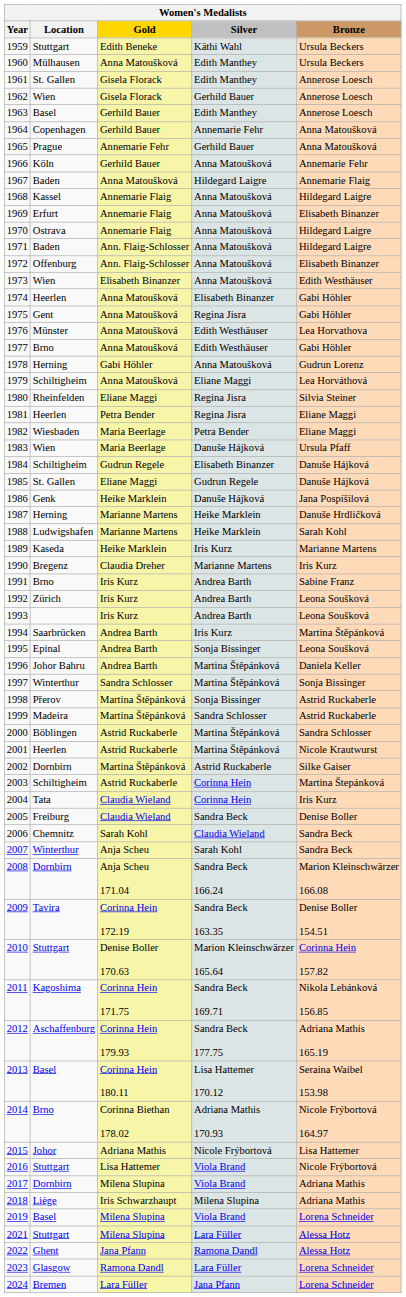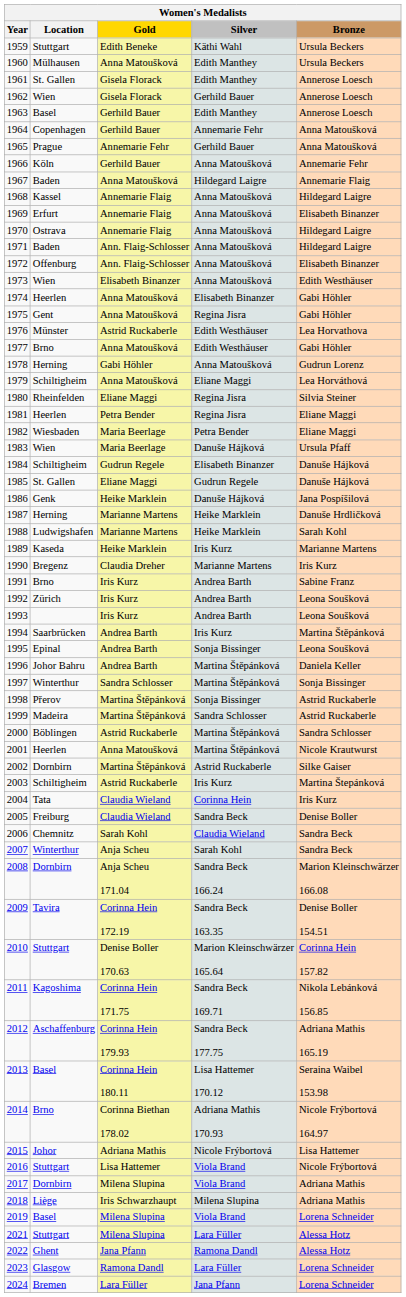(139, 331) Anna Matoušková -> (139, 331) Astrid Ruckaberle
(139, 749) Astrid Ruckaberle -> (139, 749) Anna Matoušková
(223, 783) Corinna Hein -> (213, 783) Iris Kurz
